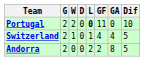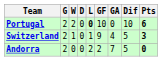+ column: (149, 11)
(101, 24) 11 -> (101, 24) 10
(99, 37) 4 -> (99, 37) 9
(112, 50) 8 -> (112, 50) 7
